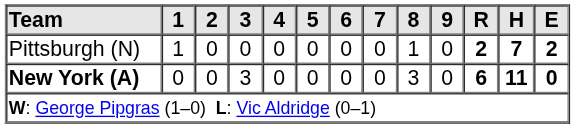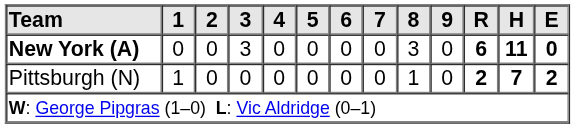rows swapped: (74, 78) <-> (74, 49)
